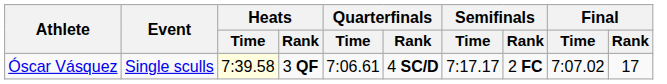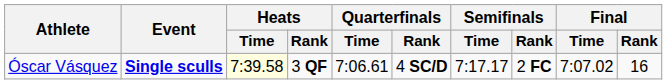(169, 67) normal -> (174, 67) bold
(630, 67) 17 -> (639, 67) 16
